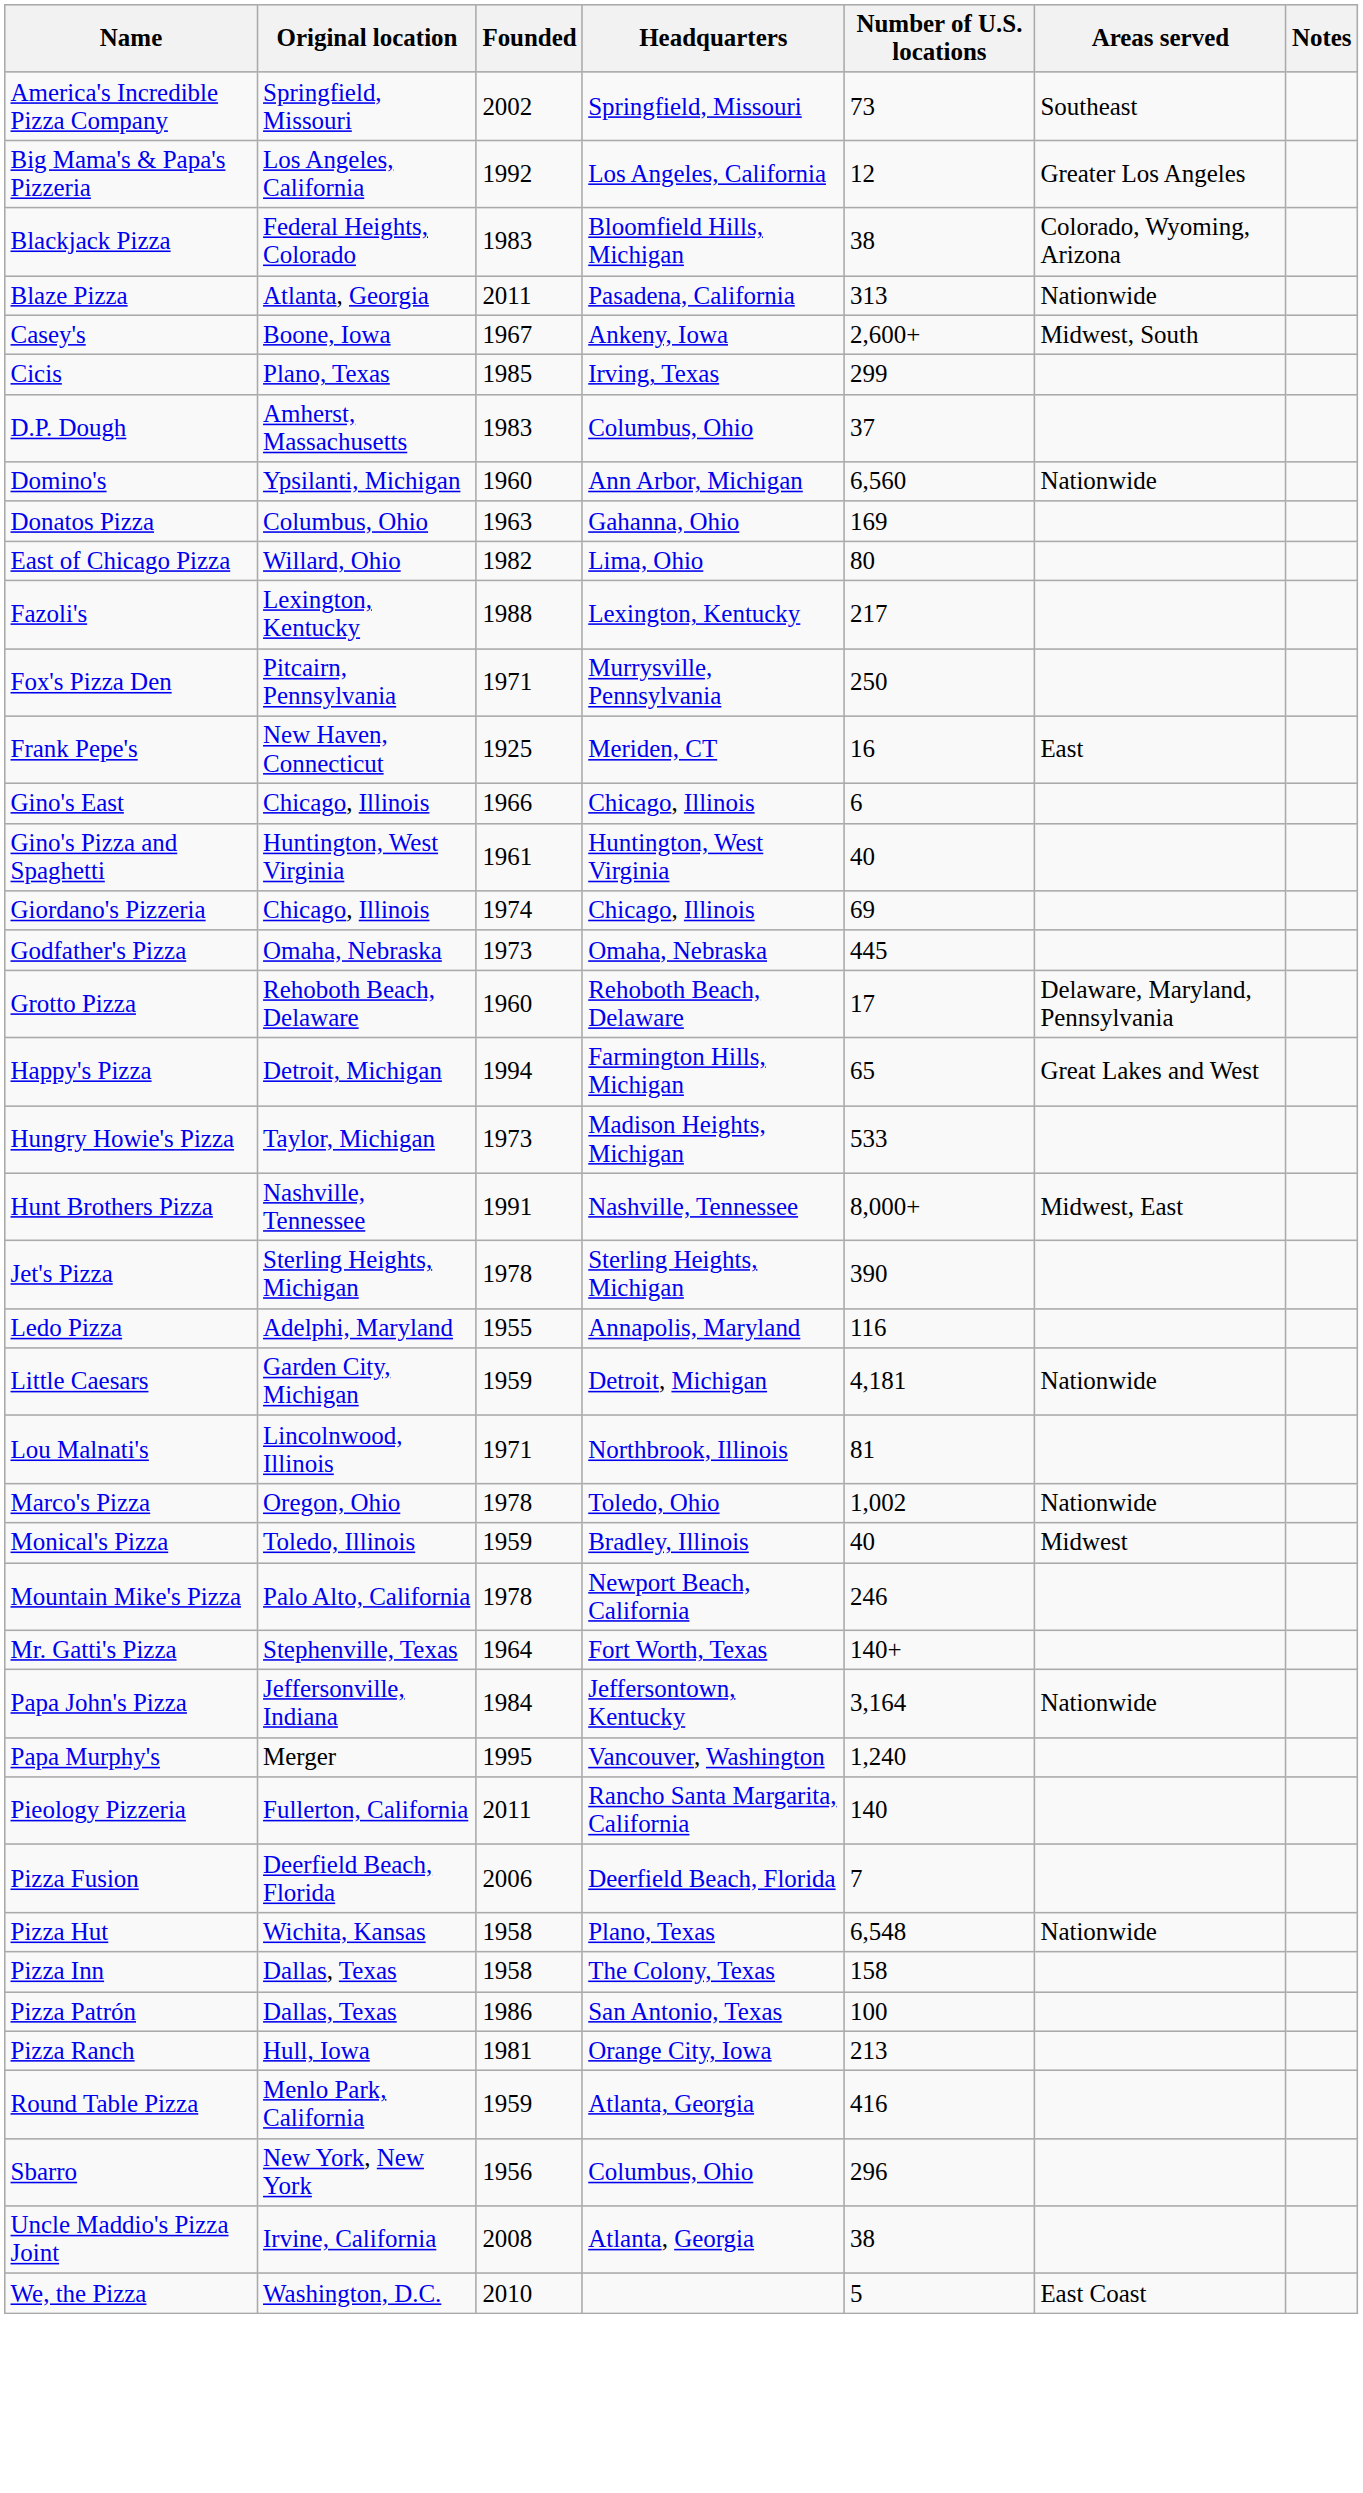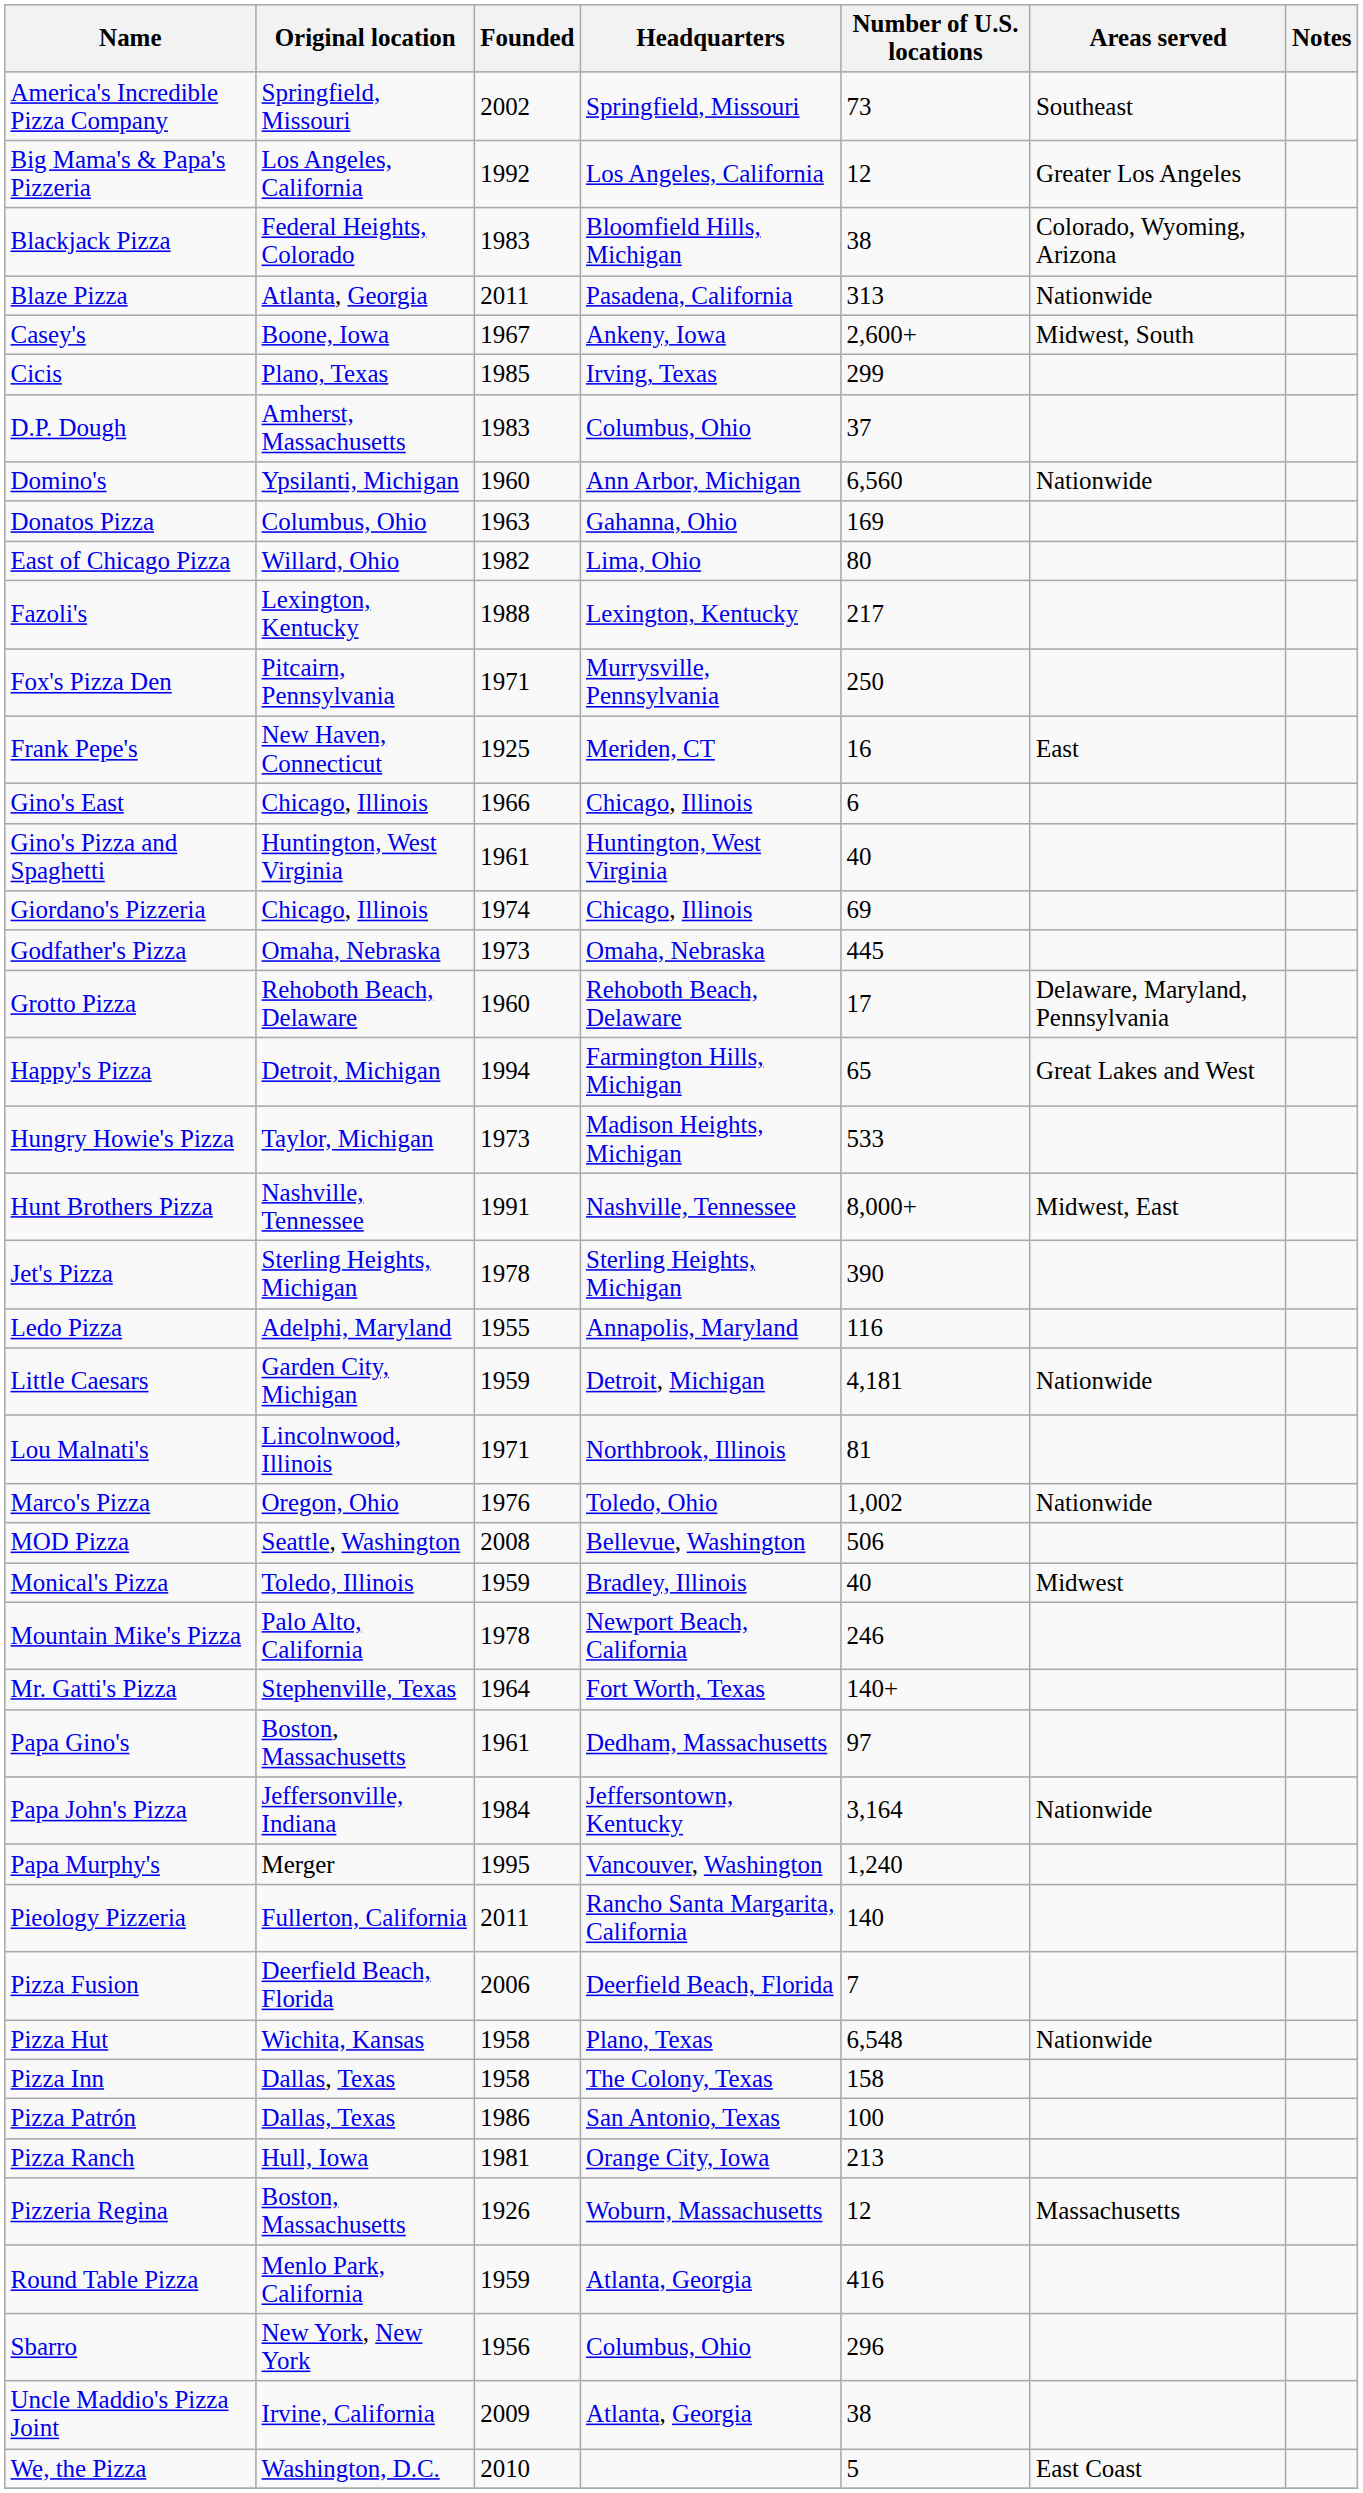(507, 1502) 1978 -> (505, 1502) 1976
+ row: (70, 1542)
+ row: (70, 1742)
+ row: (89, 2211)
(507, 2239) 2008 -> (505, 2414) 2009
